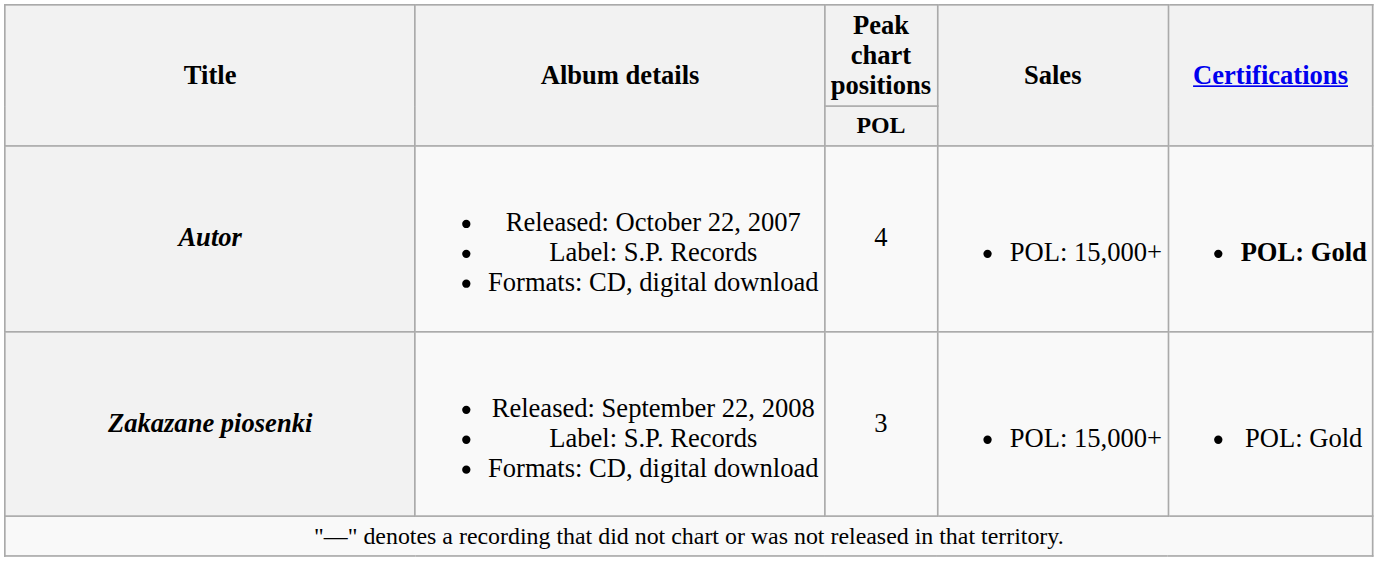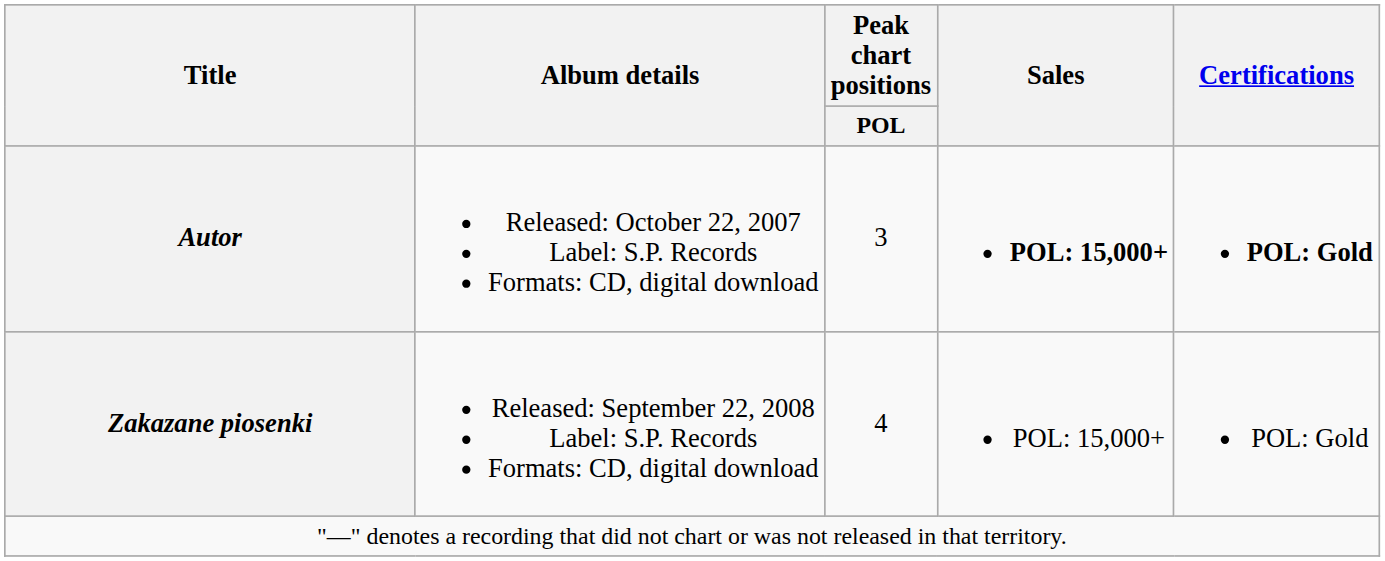(881, 238) 4 -> (881, 238) 3
(1053, 254) normal -> (1056, 254) bold
(881, 423) 3 -> (881, 423) 4
